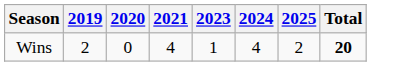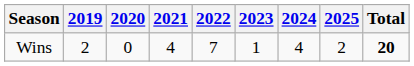+ column: (213, 19)
